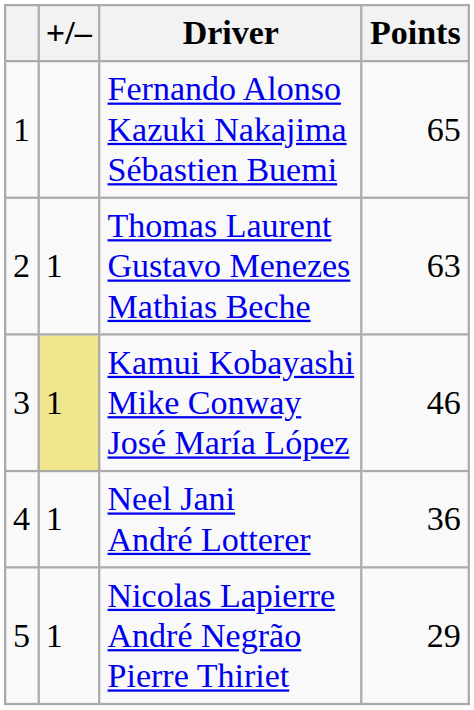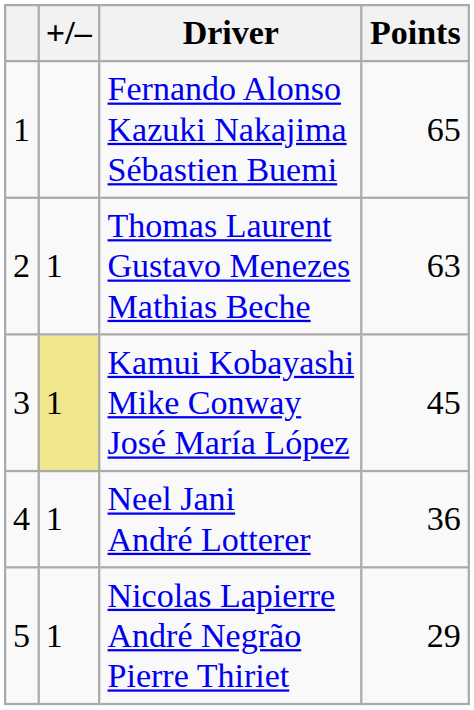(444, 402) 46 -> (444, 402) 45
